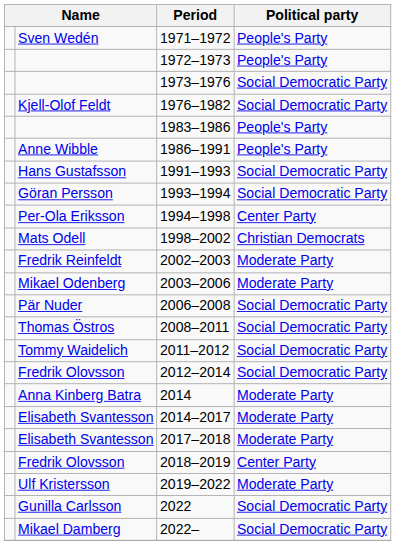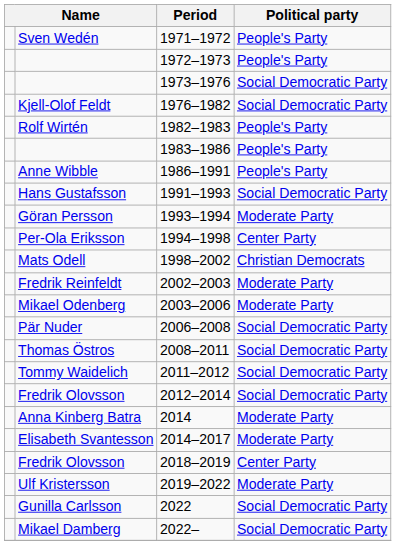+ row: (195, 127)
(312, 194) Social Democratic Party -> (285, 216) Moderate Party
- row: (195, 439)
